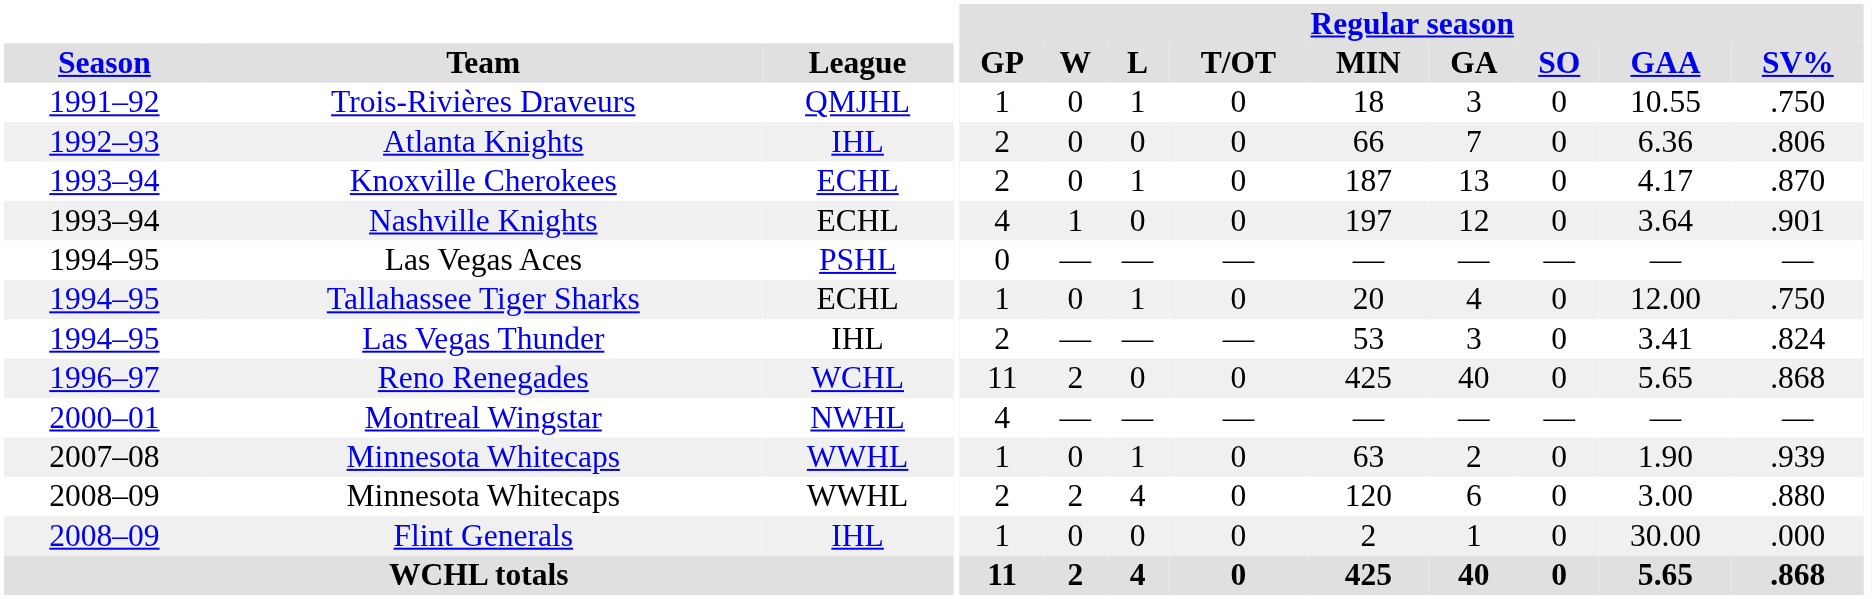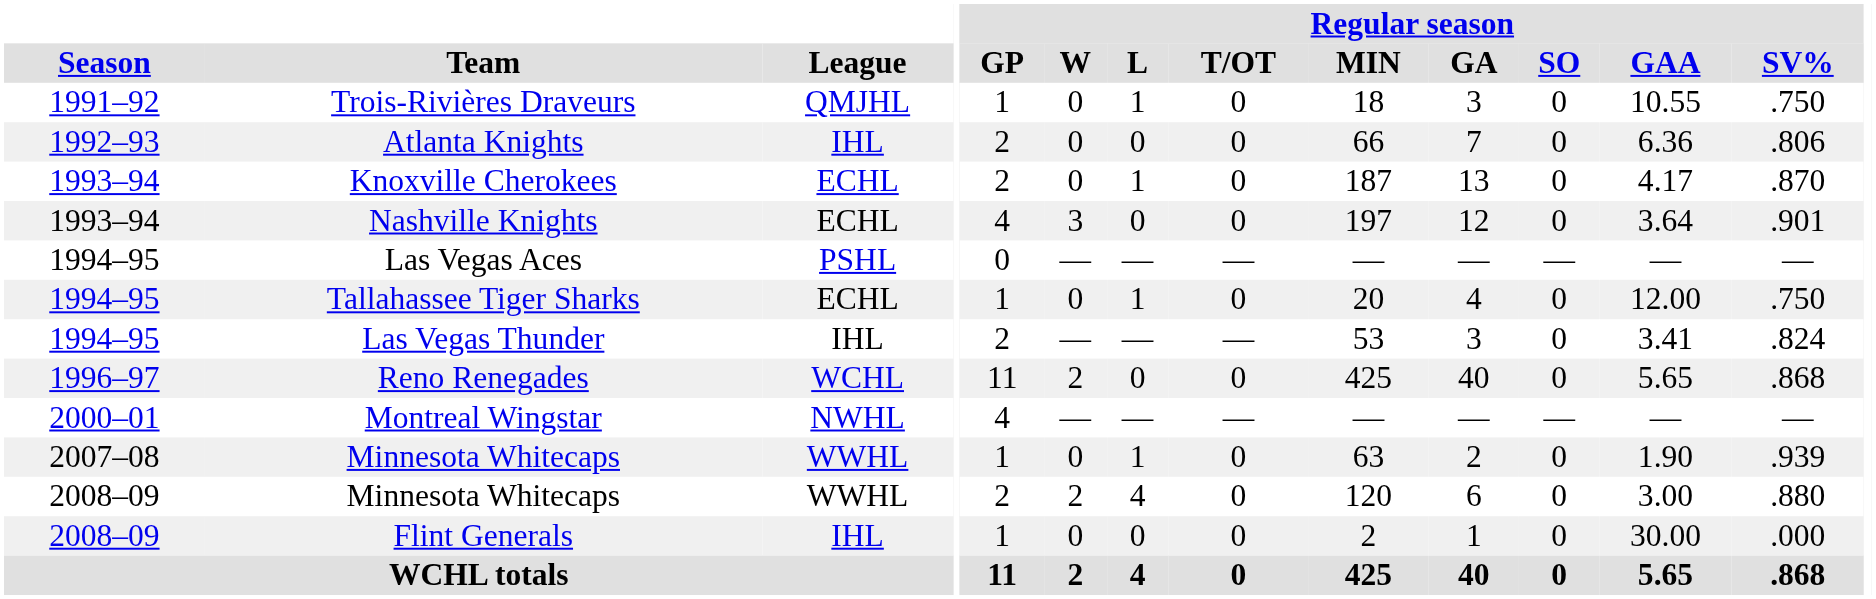(1075, 220) 1 -> (1075, 220) 3
